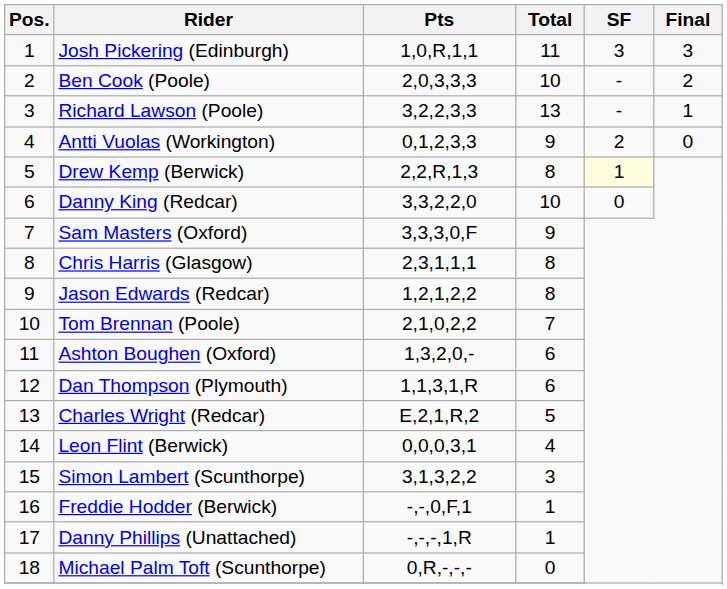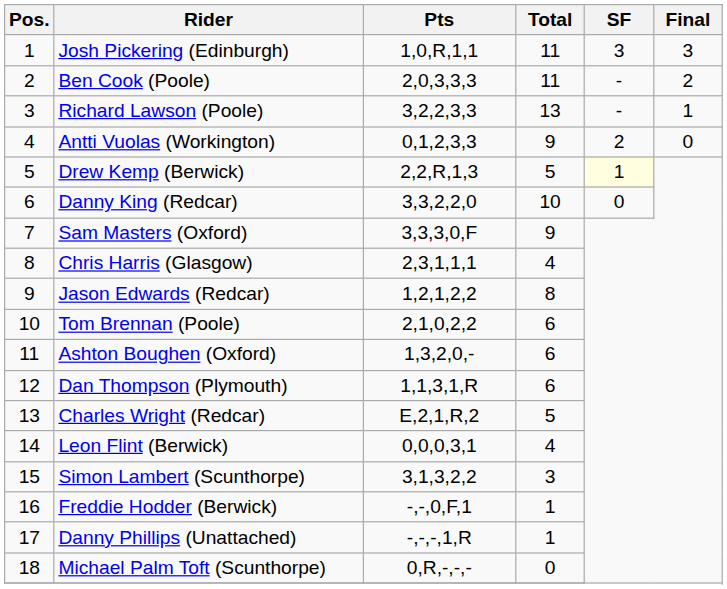(550, 80) 10 -> (550, 80) 11
(550, 171) 8 -> (550, 171) 5
(550, 263) 8 -> (550, 263) 4
(550, 324) 7 -> (550, 324) 6
